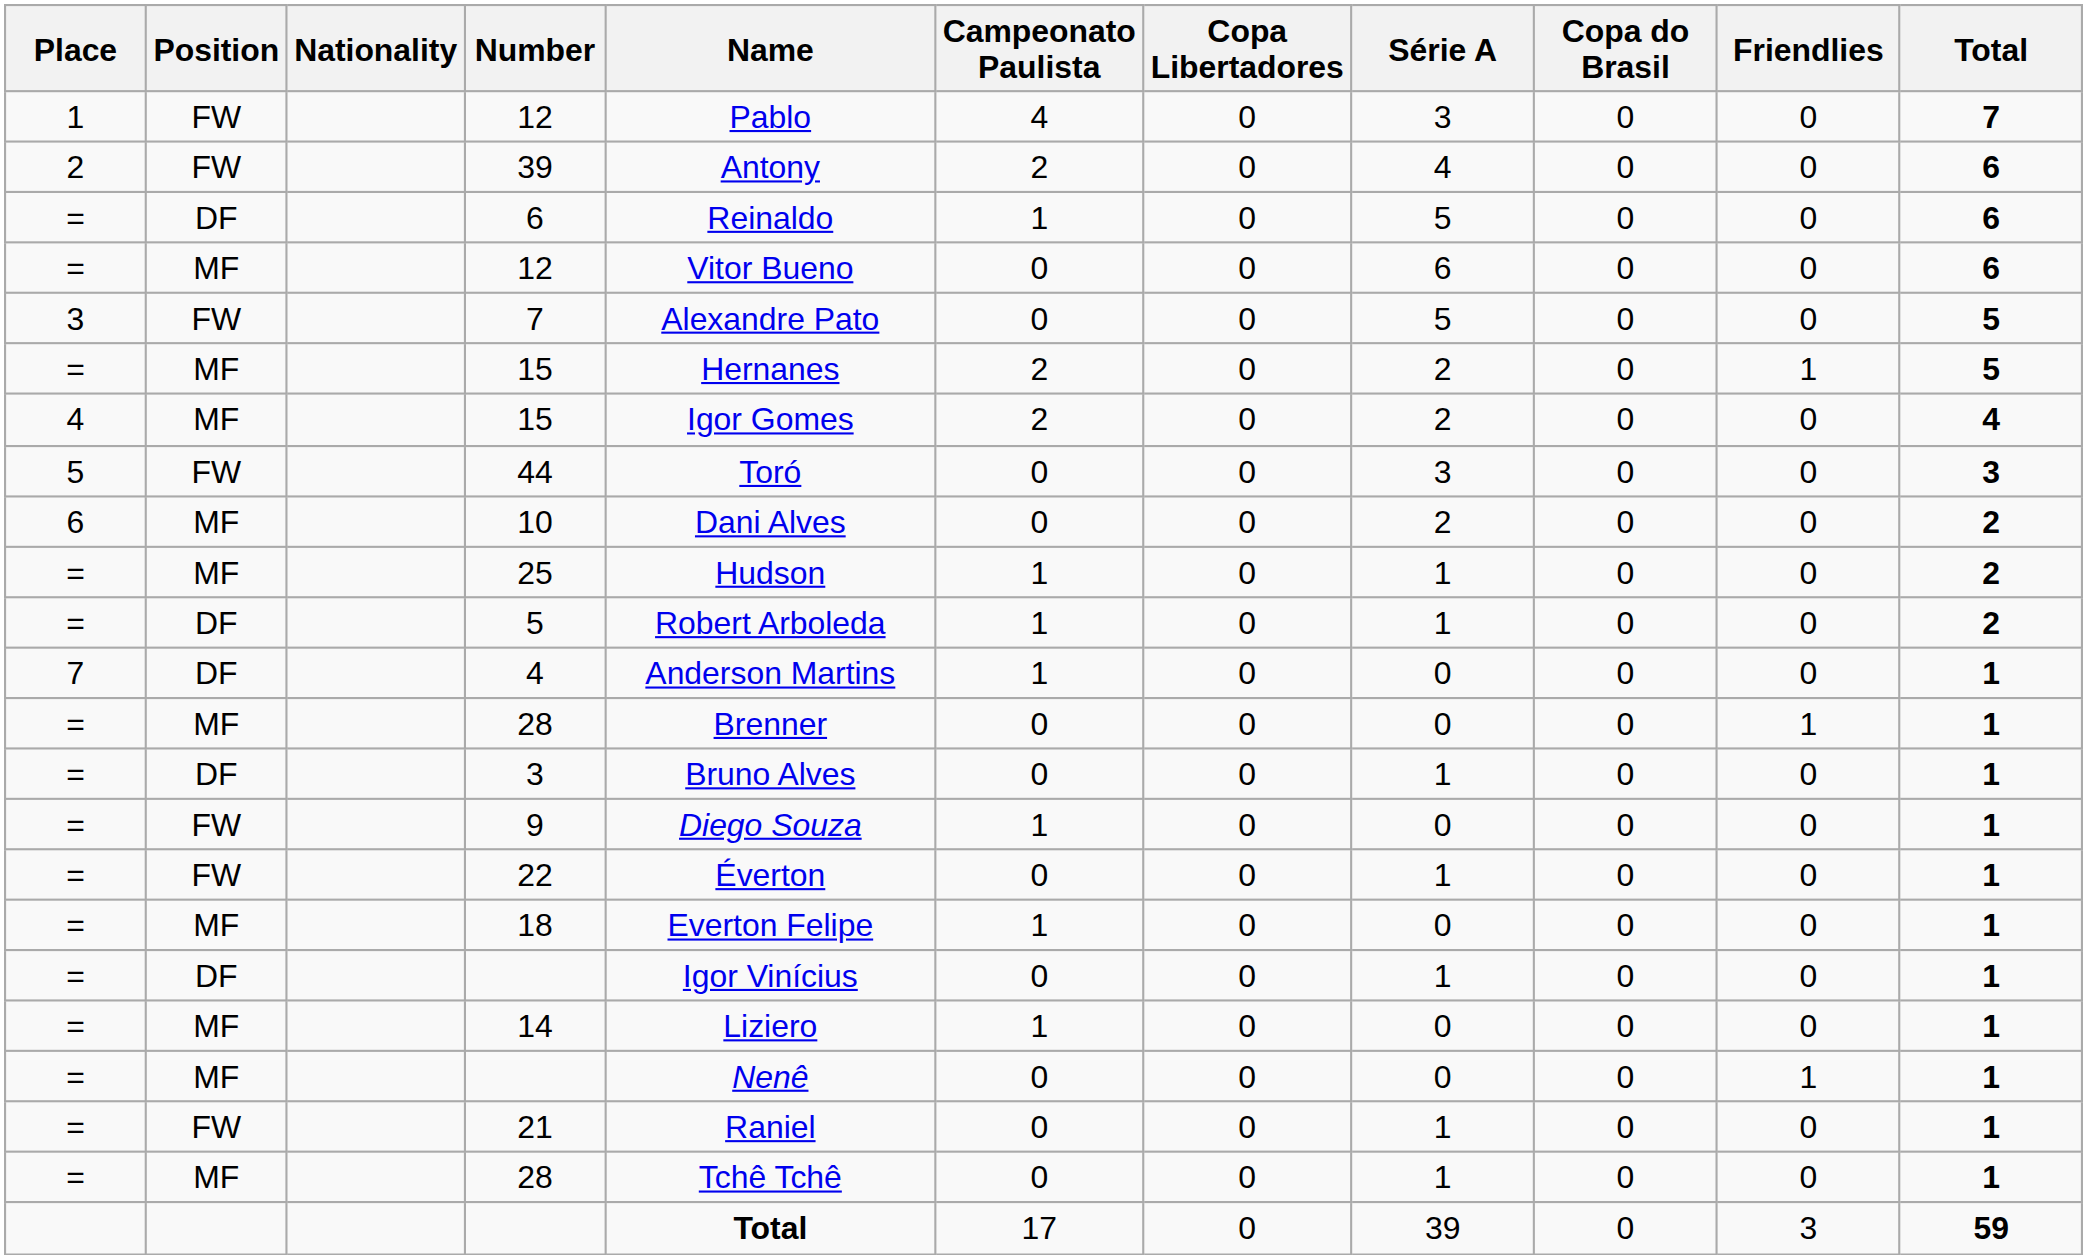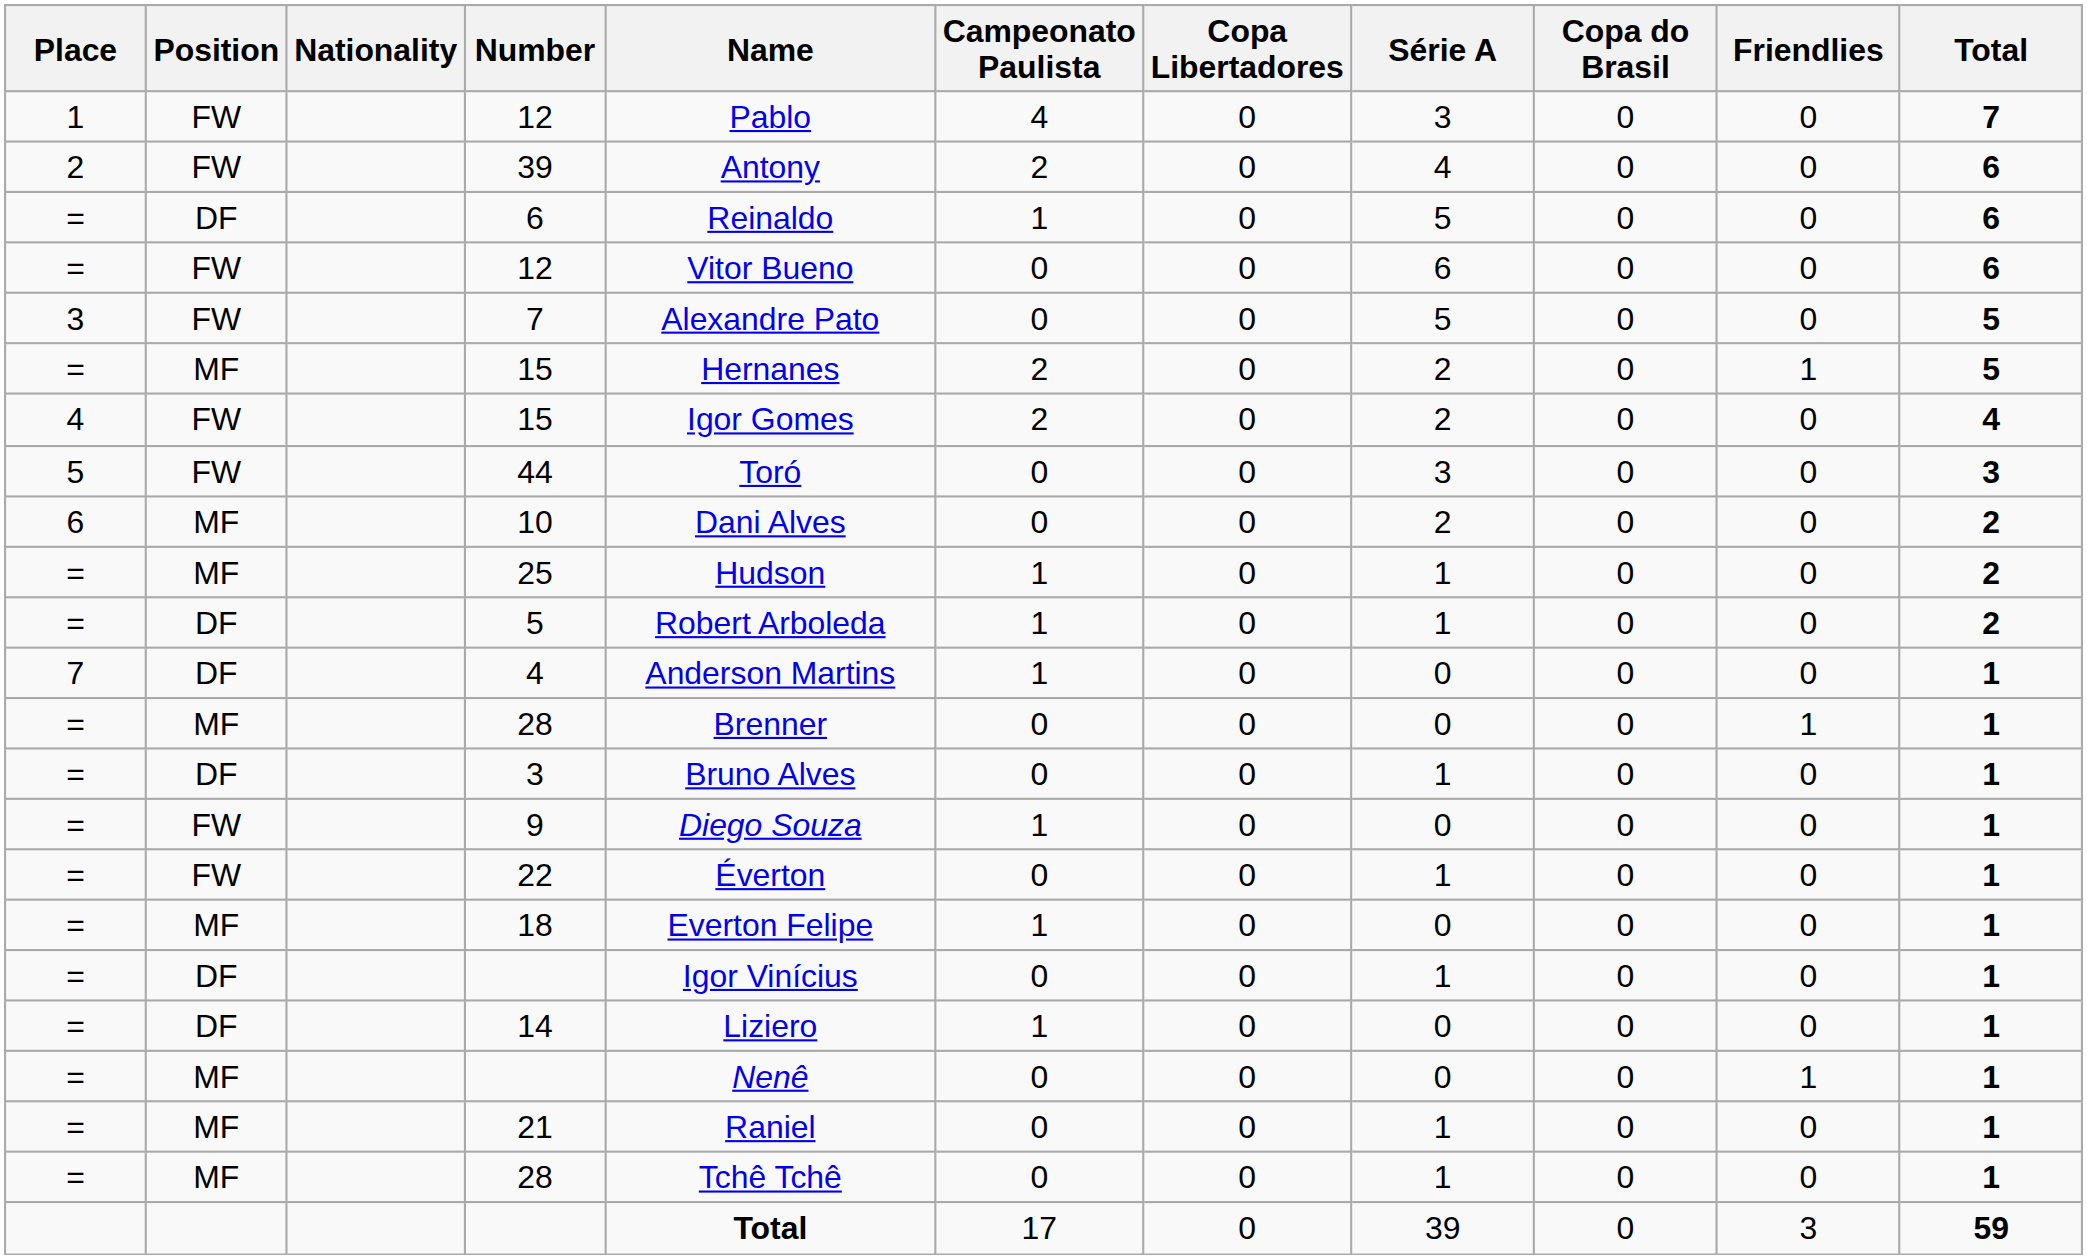(216, 268) MF -> (216, 268) FW
(216, 420) MF -> (216, 420) FW
(216, 1026) MF -> (216, 1026) DF
(216, 1127) FW -> (216, 1127) MF
